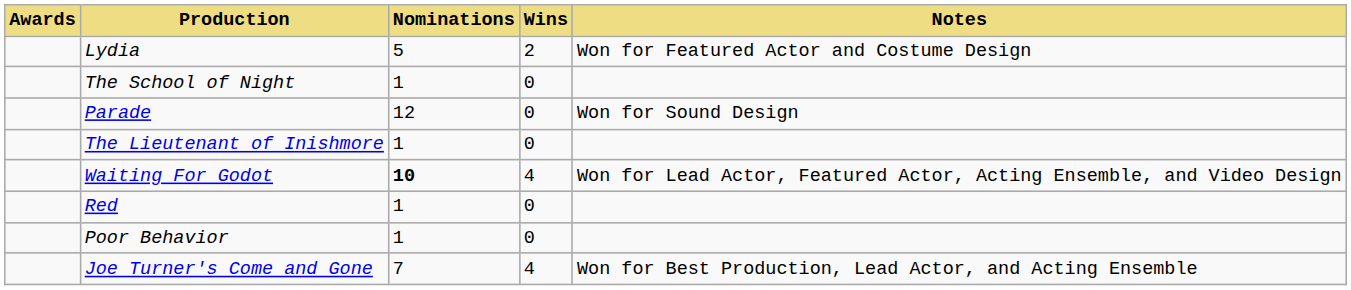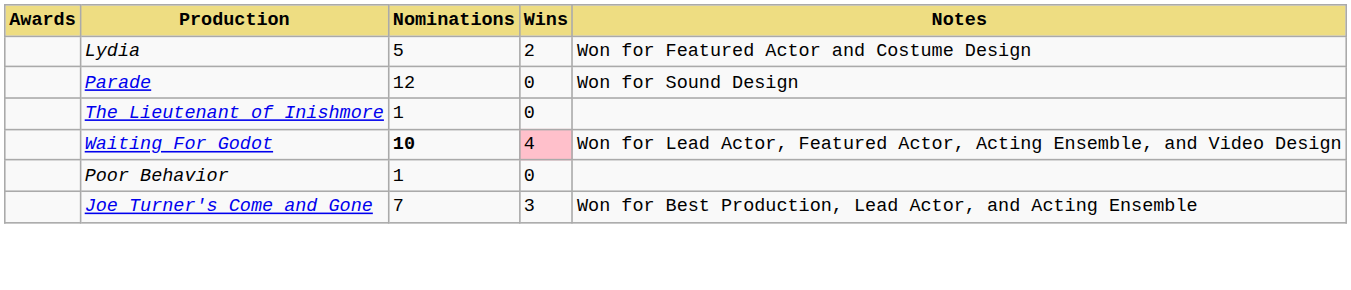- row: (190, 82)
(529, 175) no background -> (529, 144) pink background
- row: (101, 206)
(529, 268) 4 -> (529, 206) 3
